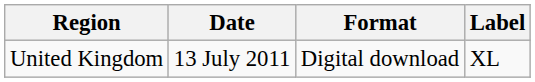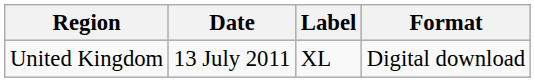columns swapped: (380, 22) <-> (497, 22)
